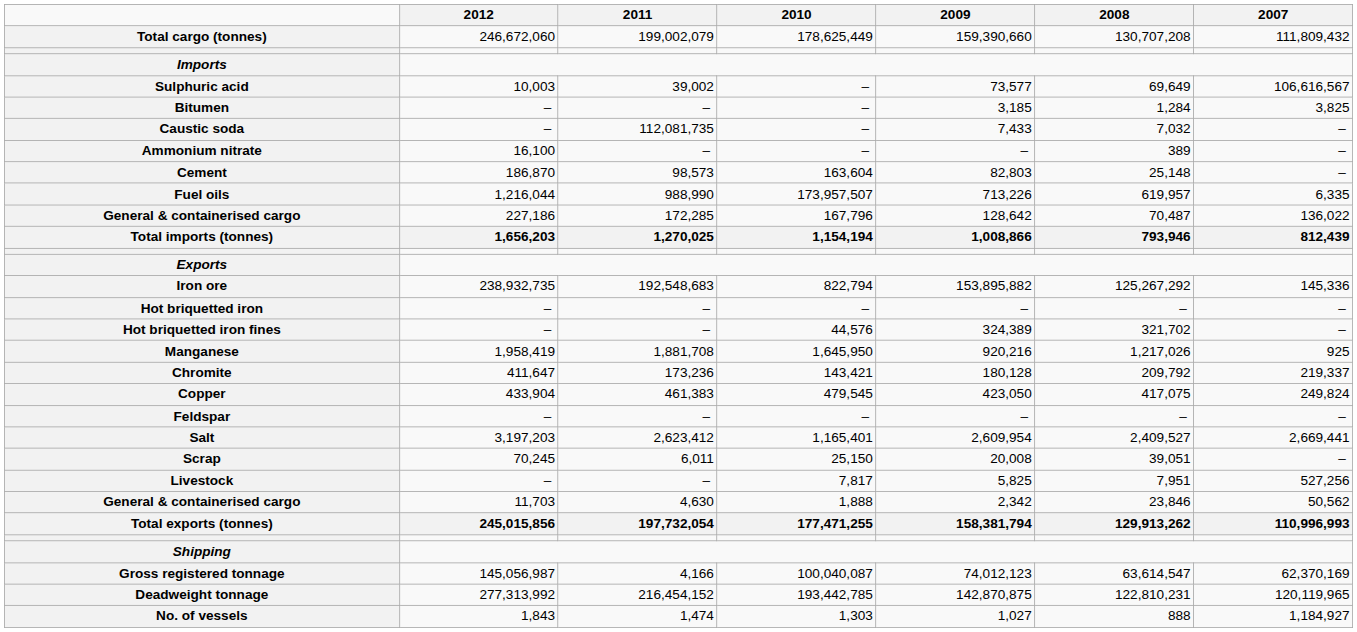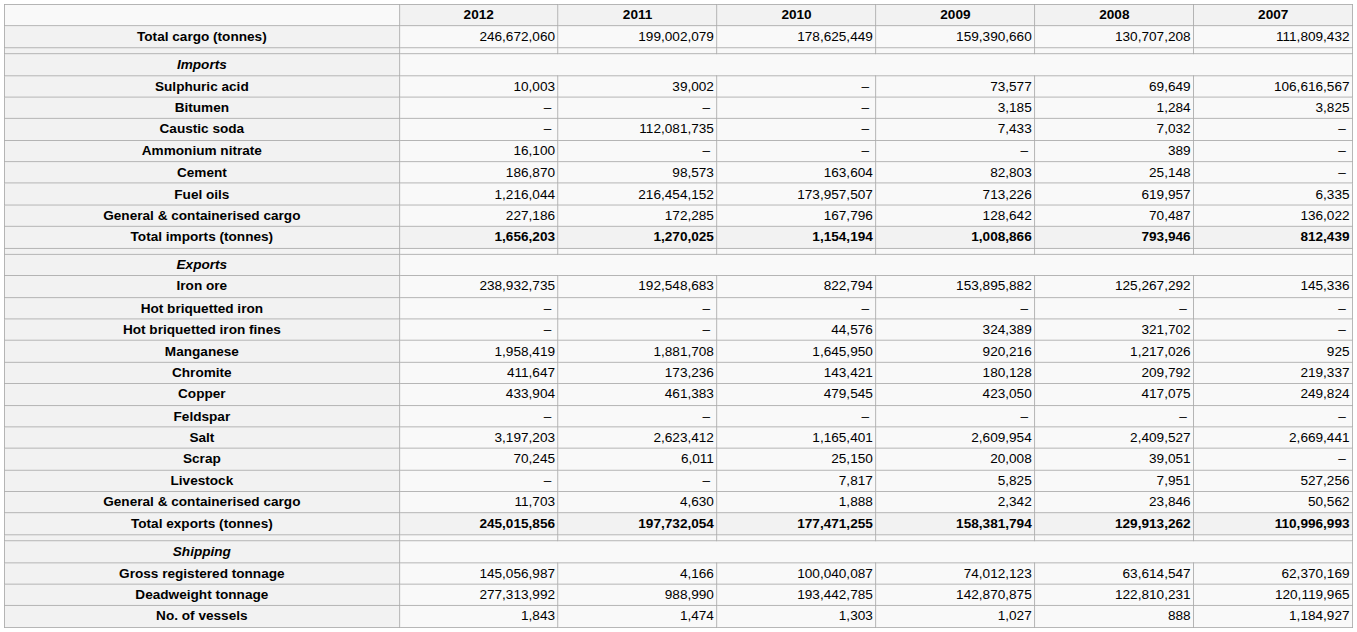(689, 194) 988,990 -> (676, 194) 216,454,152
(676, 594) 216,454,152 -> (689, 594) 988,990
